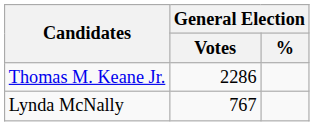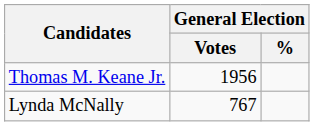(238, 76) 2286 -> (238, 76) 1956
